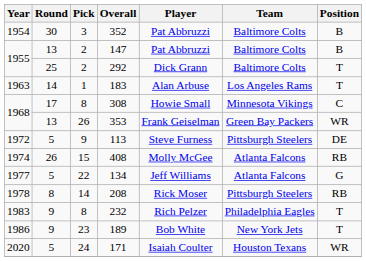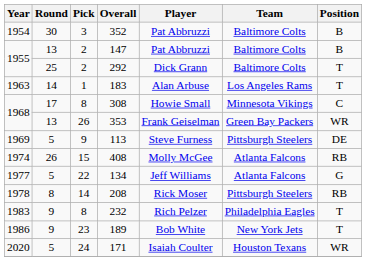(18, 139) 1972 -> (18, 139) 1969
